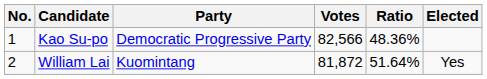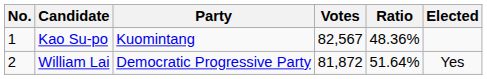(214, 39) Democratic Progressive Party -> (156, 39) Kuomintang
(340, 39) 82,566 -> (340, 39) 82,567
(156, 62) Kuomintang -> (214, 62) Democratic Progressive Party
